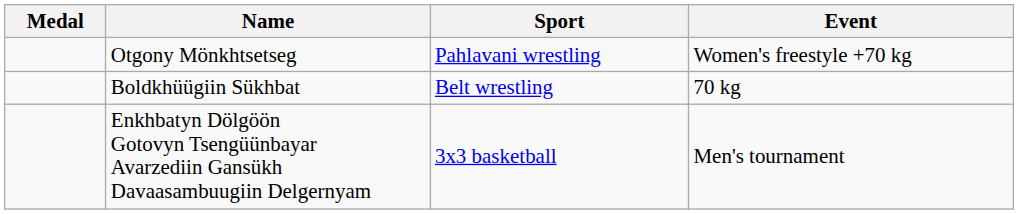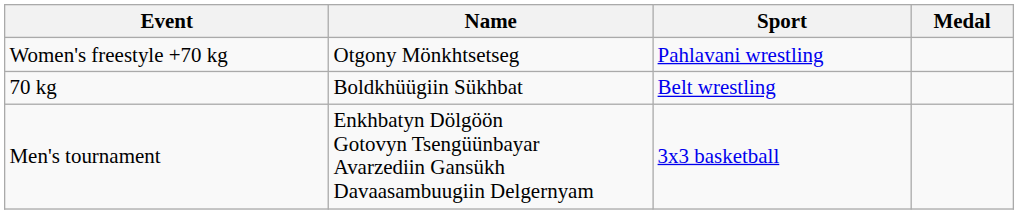columns swapped: (55, 21) <-> (851, 21)
